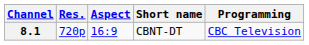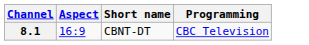- column: (72, 13)
